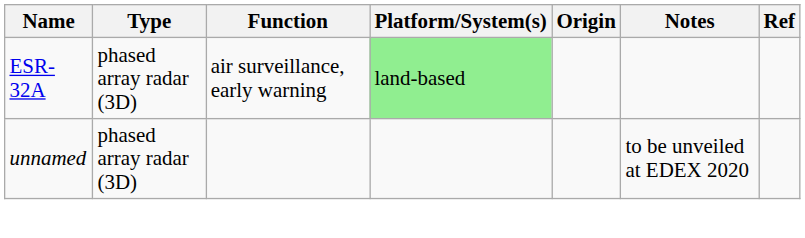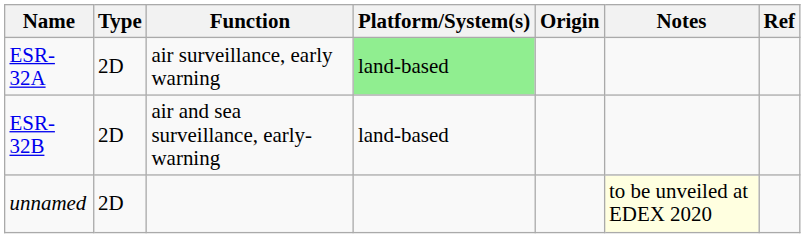(143, 77) phased array radar (3D) -> (111, 66) 2D
+ row: (32, 134)
(143, 158) phased array radar (3D) -> (111, 203) 2D
(687, 158) no background -> (679, 203) lightyellow background
